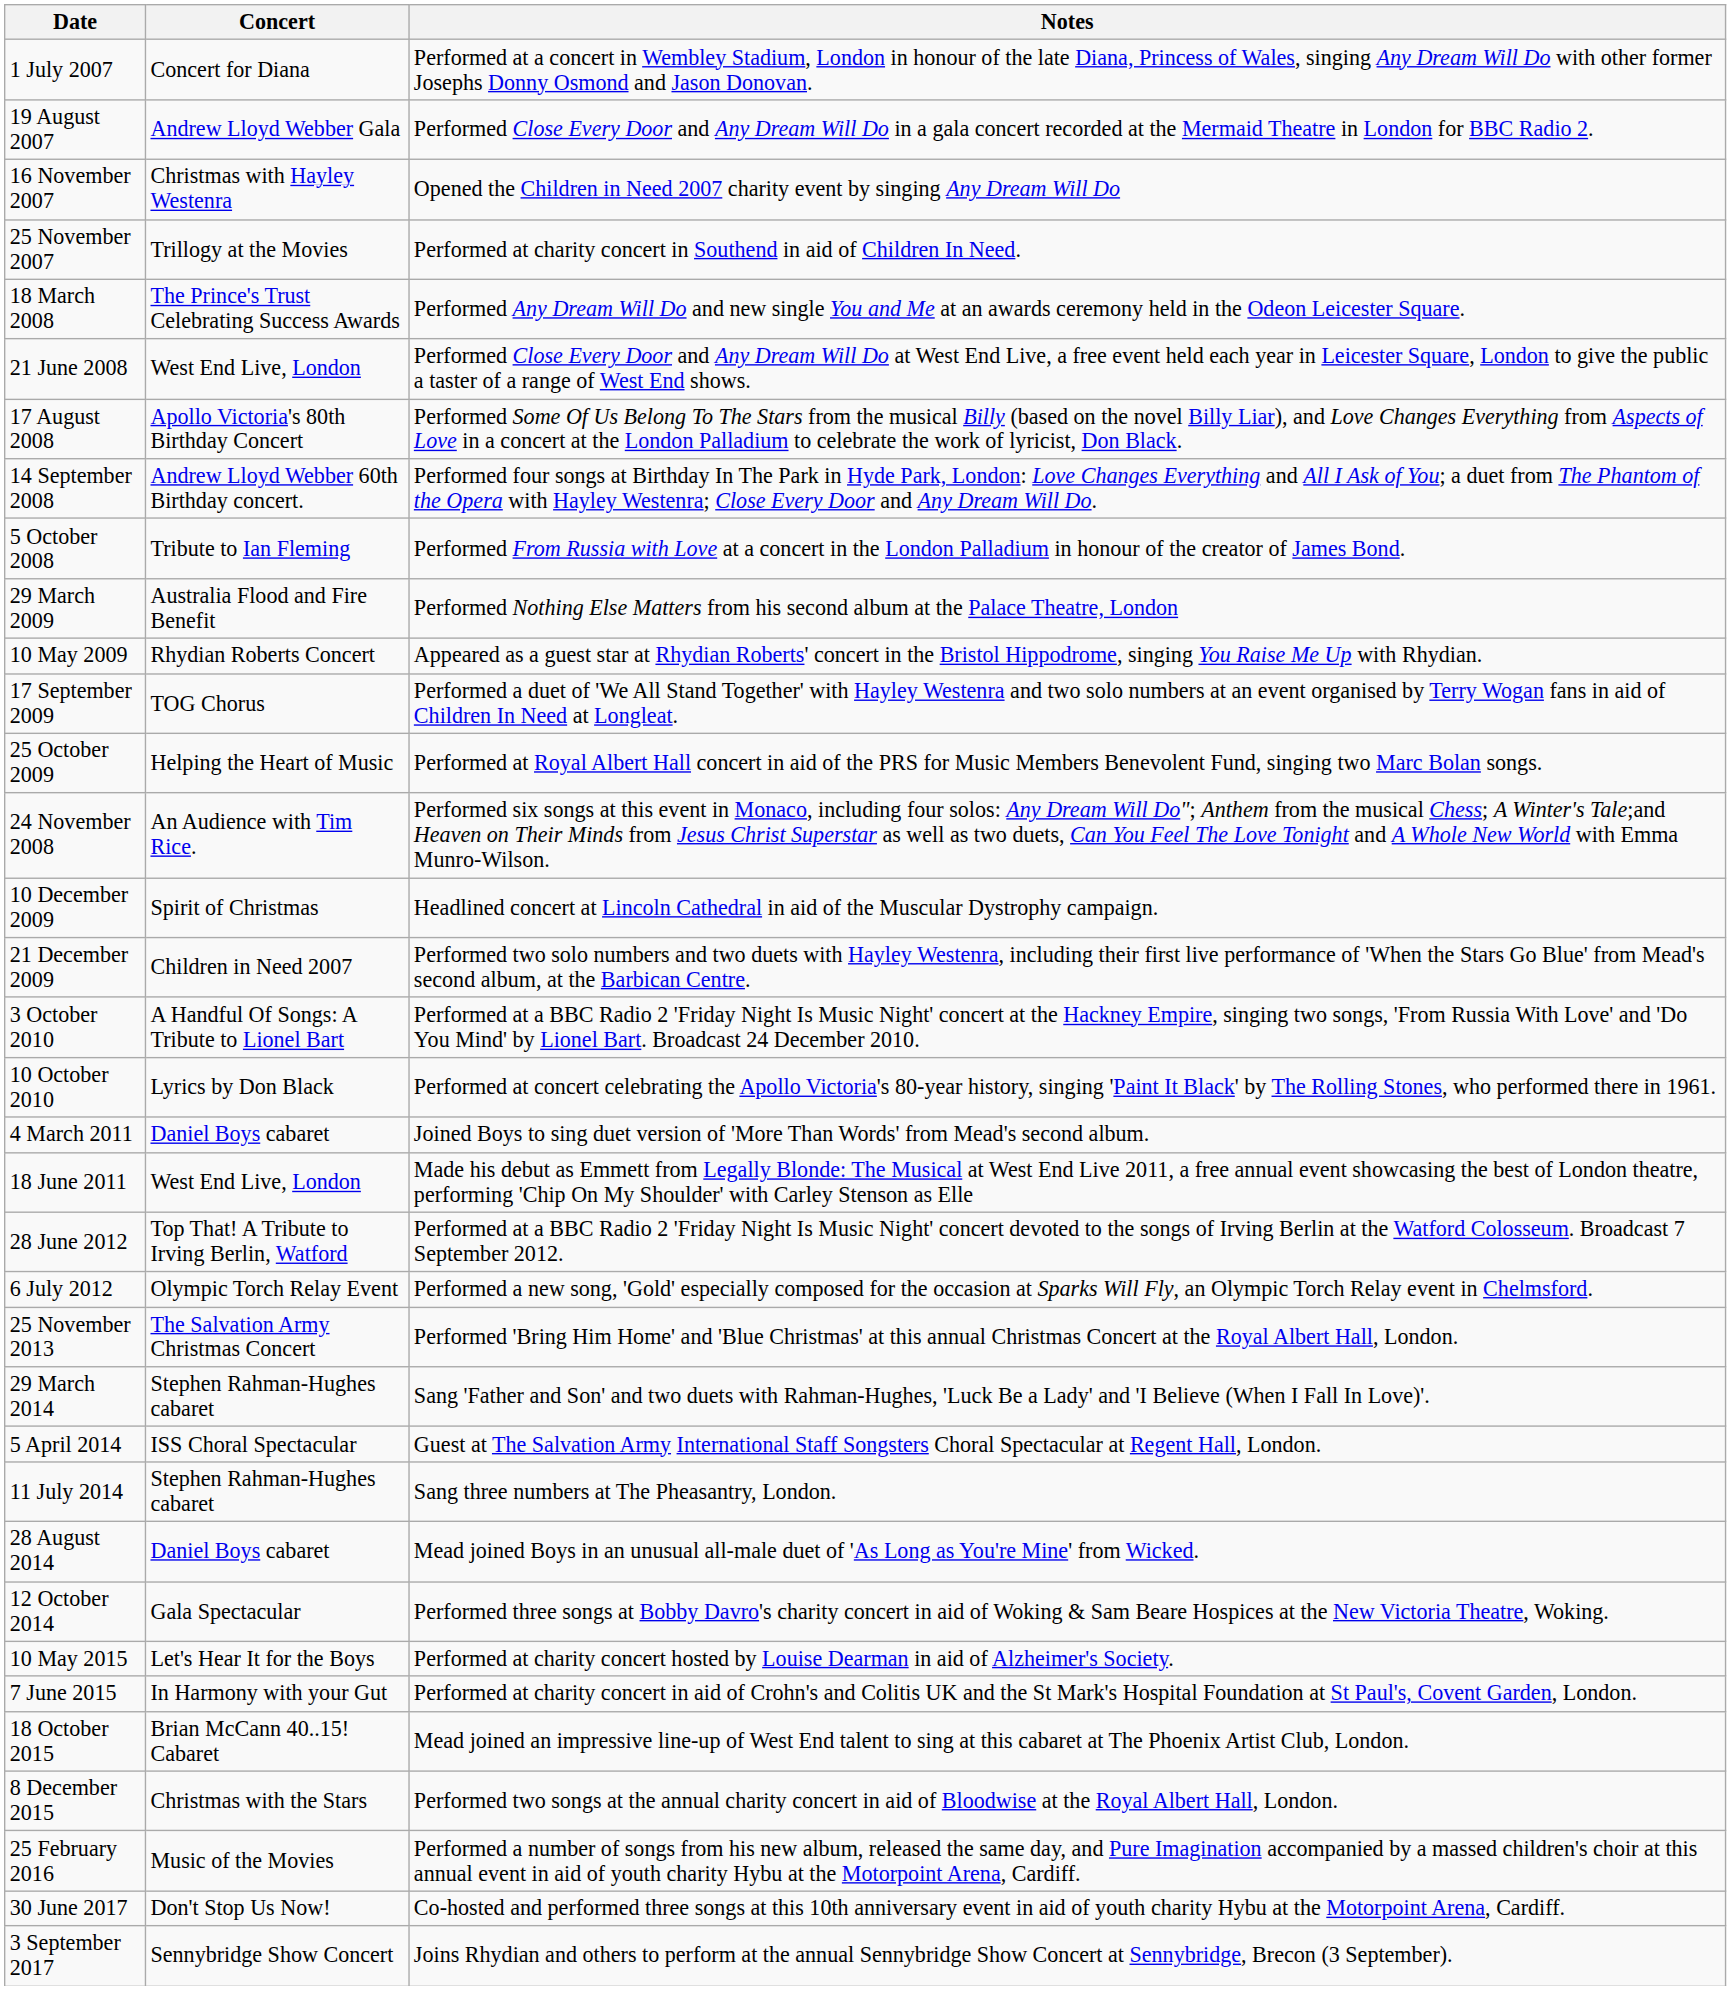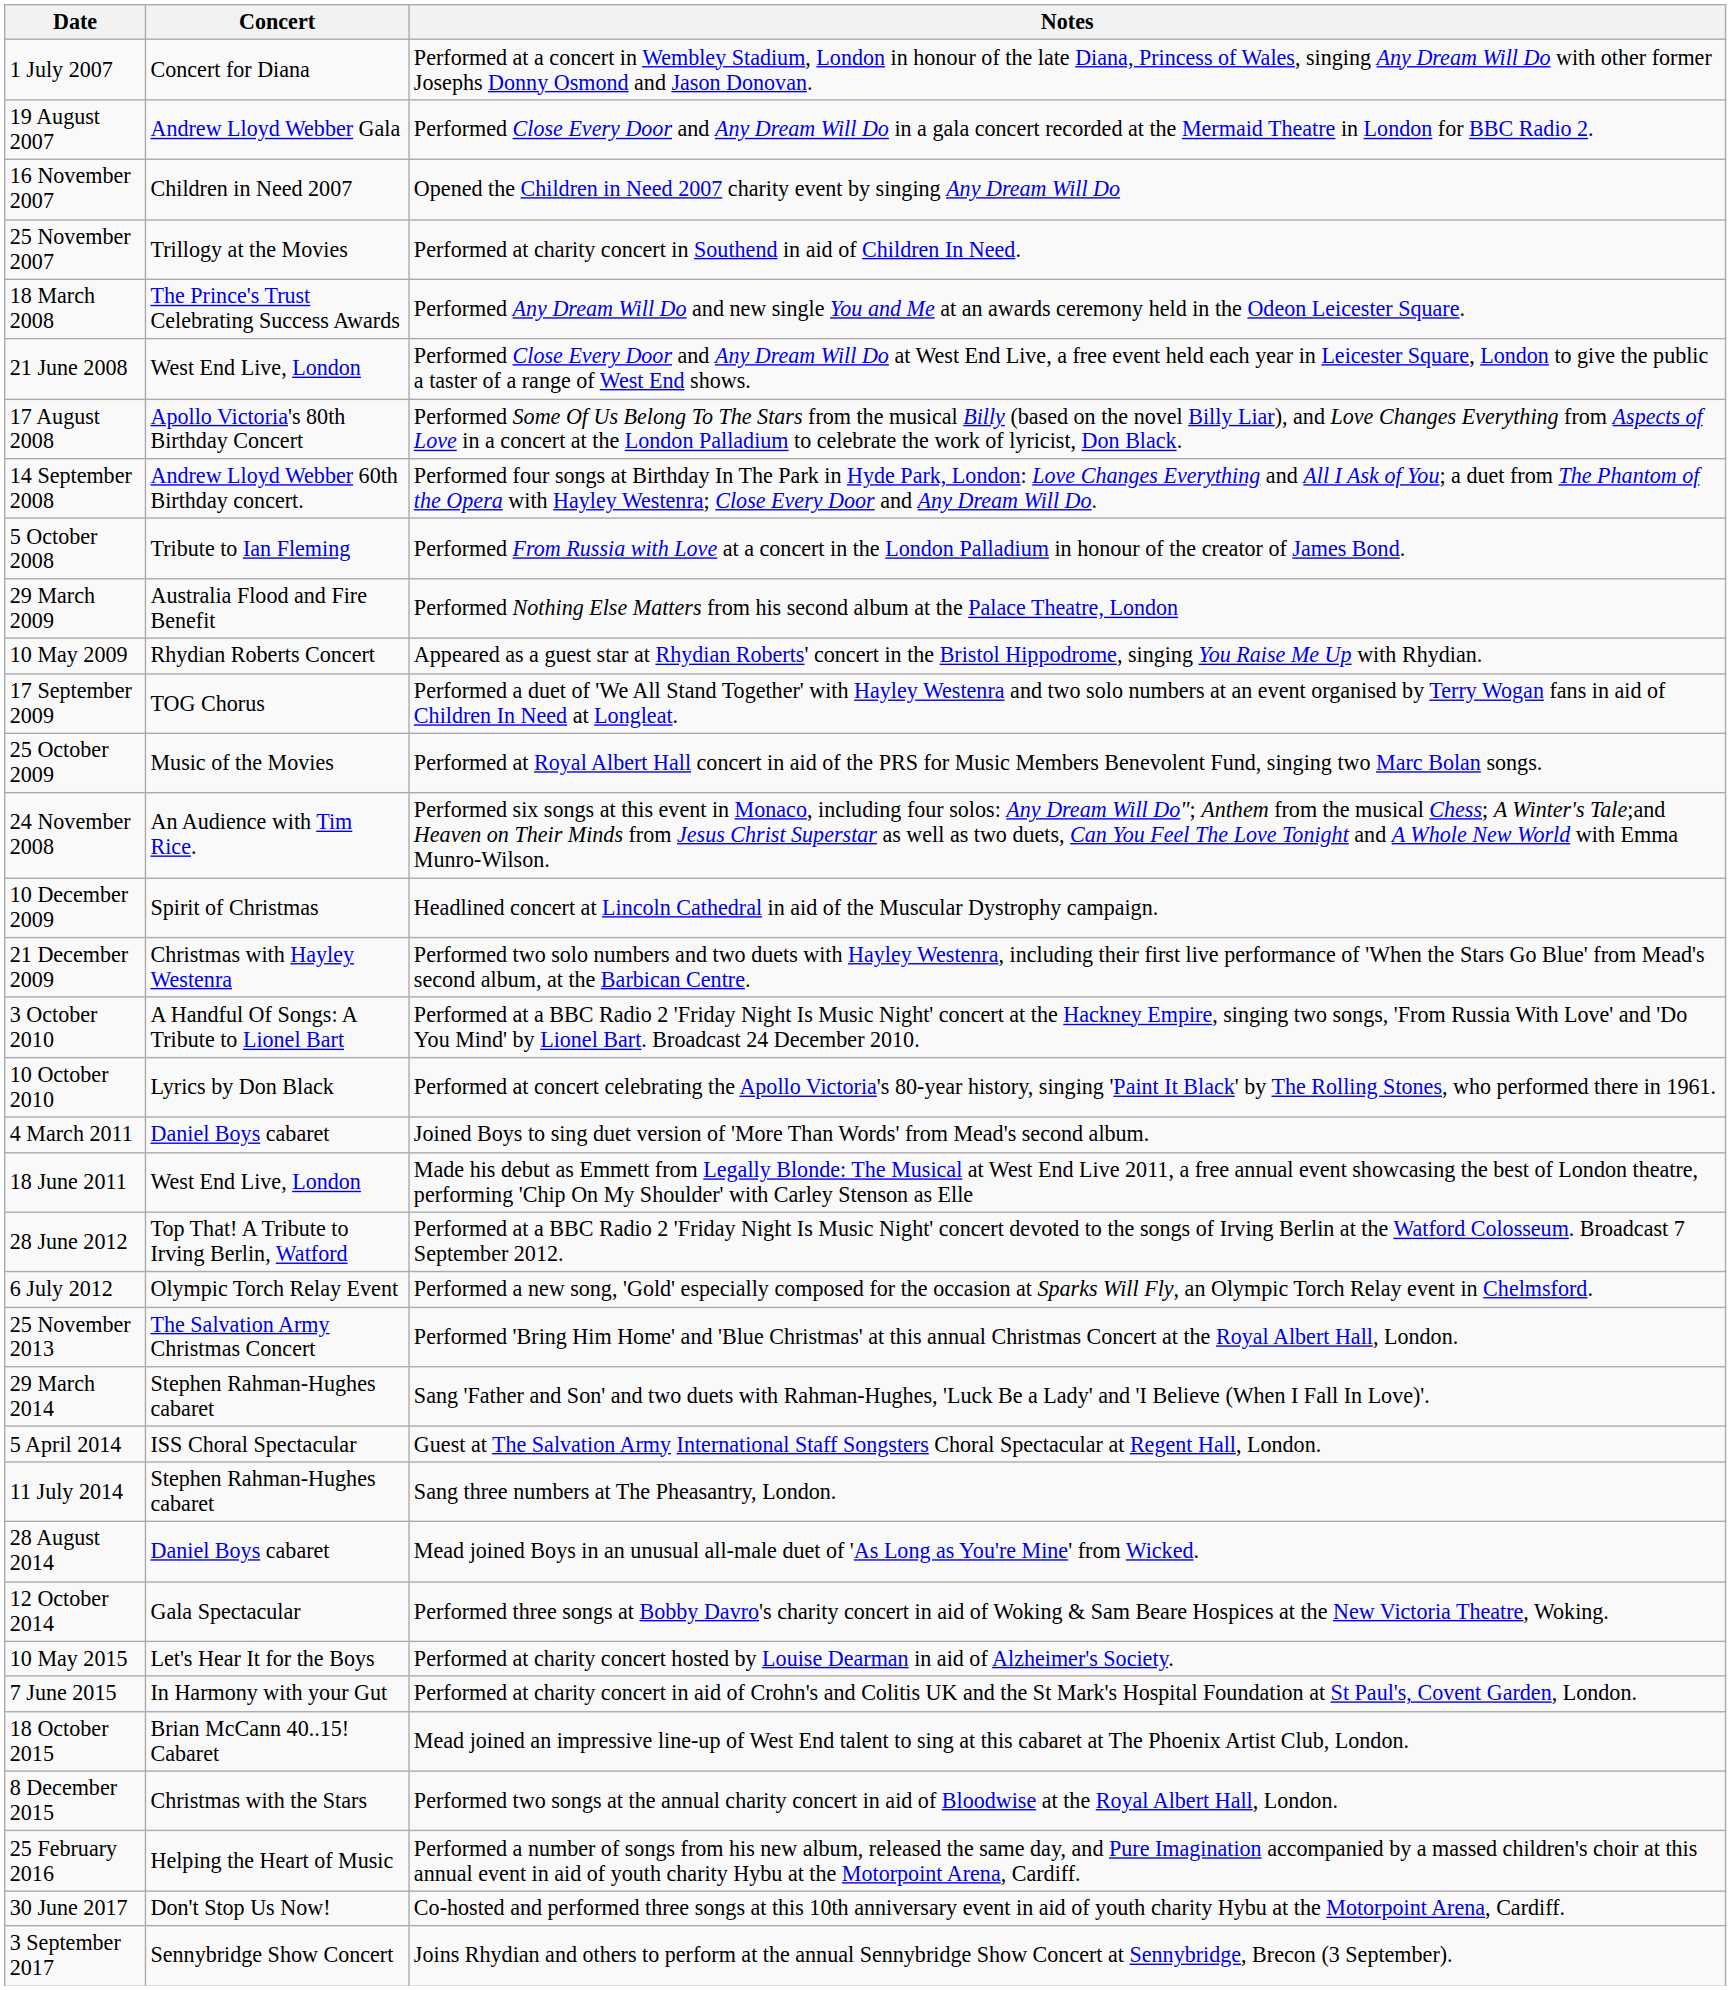(252, 189) Christmas with Hayley Westenra -> (251, 189) Children in Need 2007
(272, 762) Helping the Heart of Music -> (242, 762) Music of the Movies
(251, 967) Children in Need 2007 -> (252, 967) Christmas with Hayley Westenra
(242, 1860) Music of the Movies -> (272, 1860) Helping the Heart of Music
